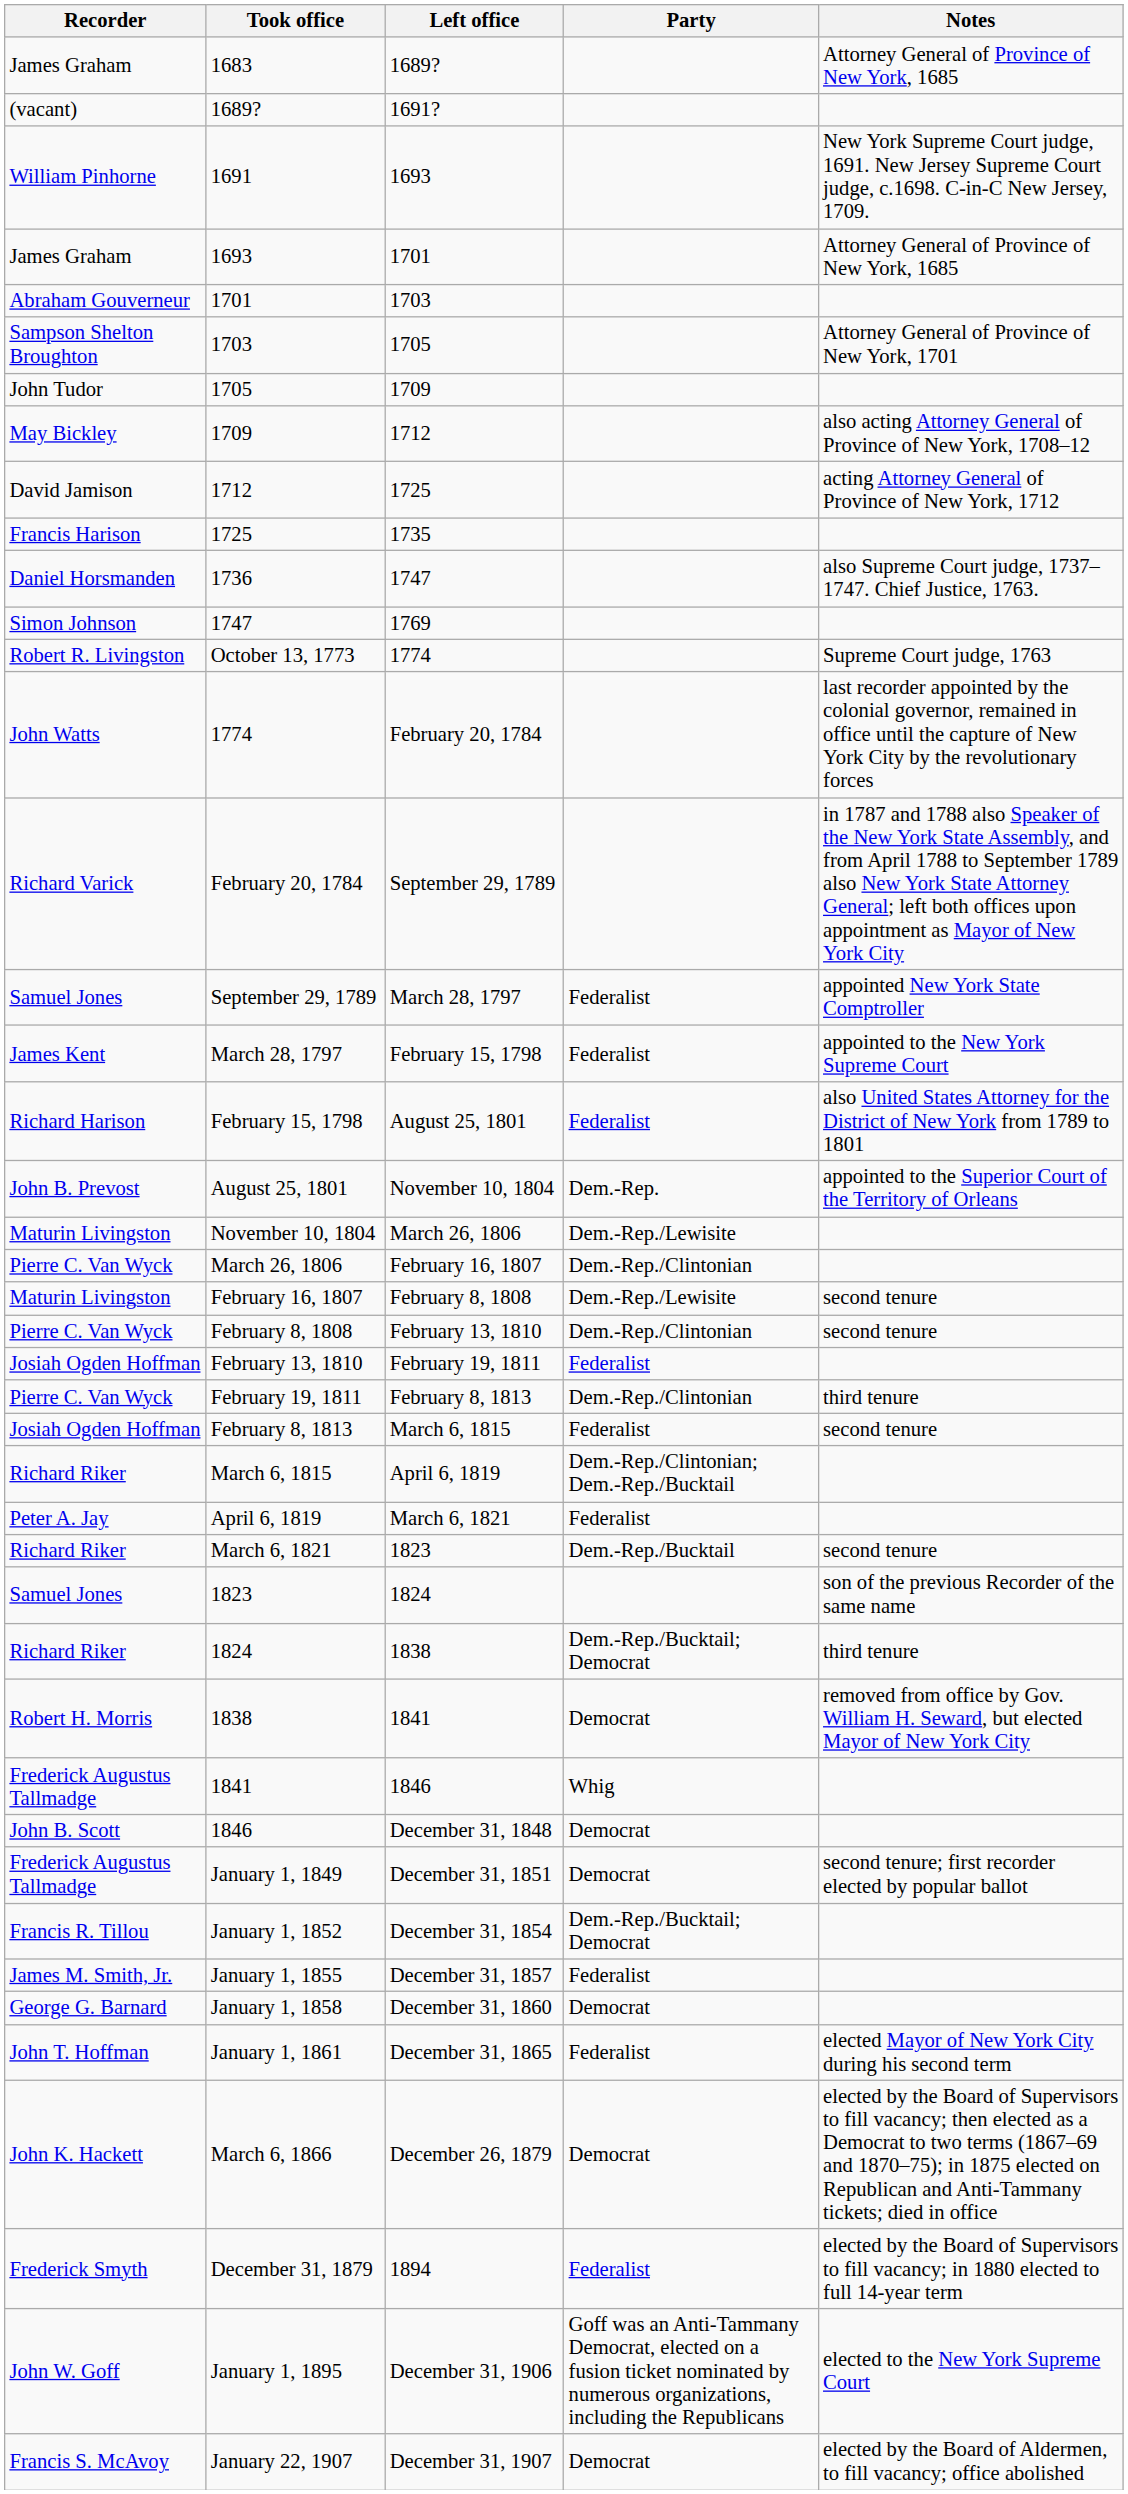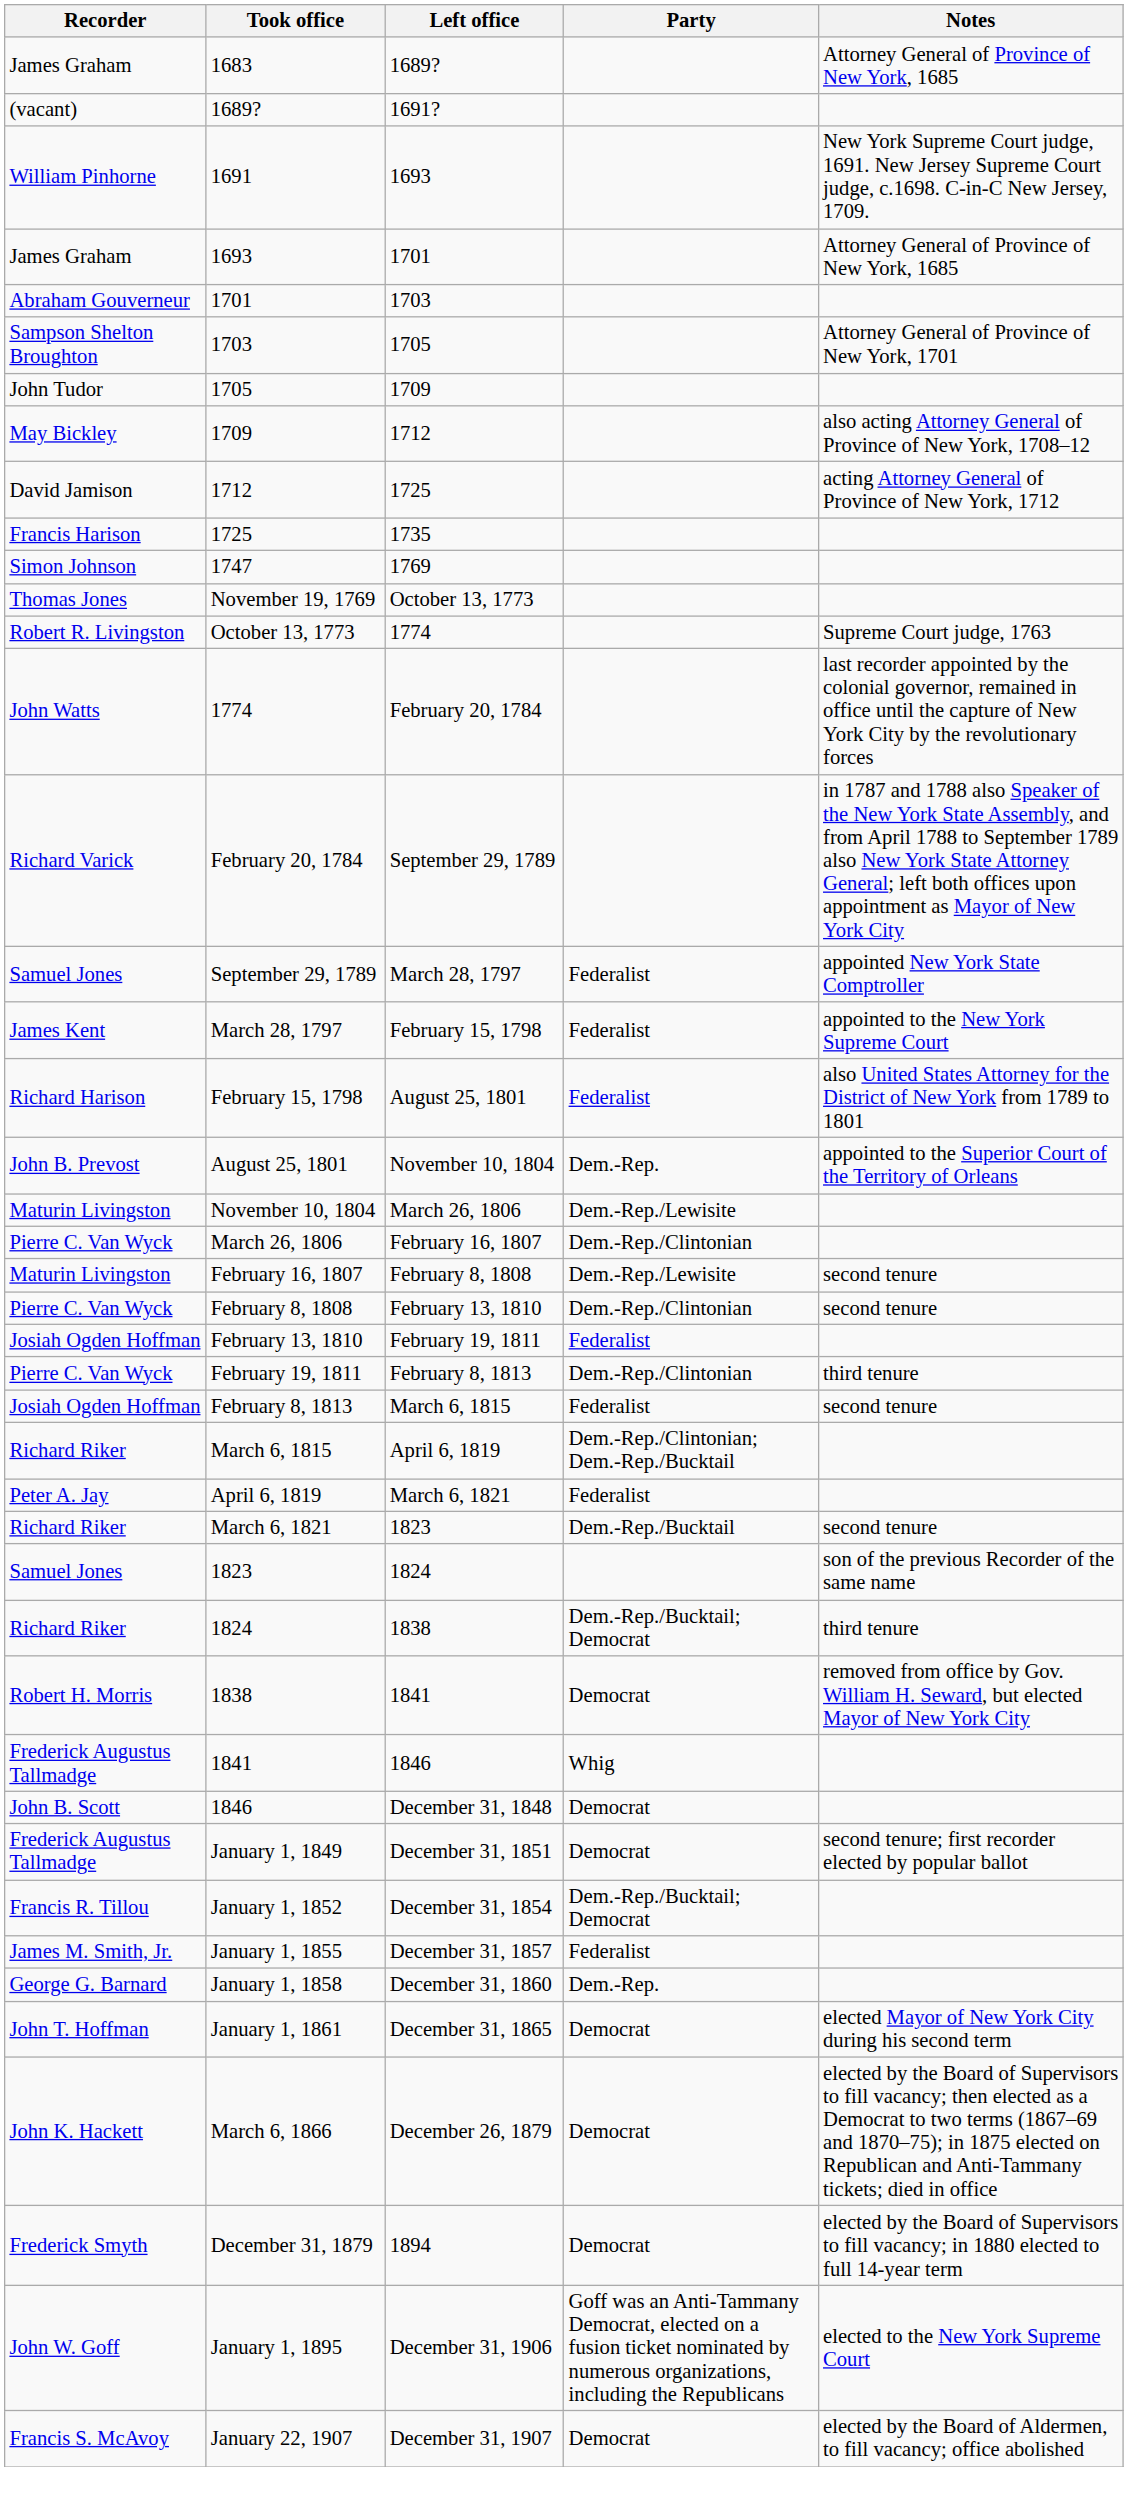- row: (231, 578)
+ row: (293, 599)
(609, 2007) Democrat -> (614, 1984) Dem.-Rep.
(609, 2052) Federalist -> (609, 2028) Democrat
(609, 2268) Federalist -> (609, 2245) Democrat
